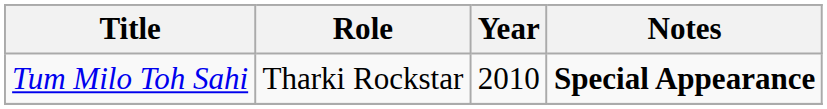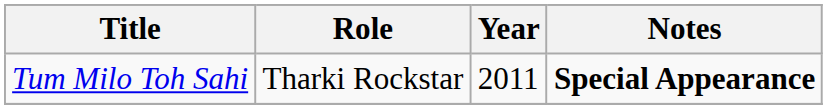(509, 78) 2010 -> (508, 78) 2011
